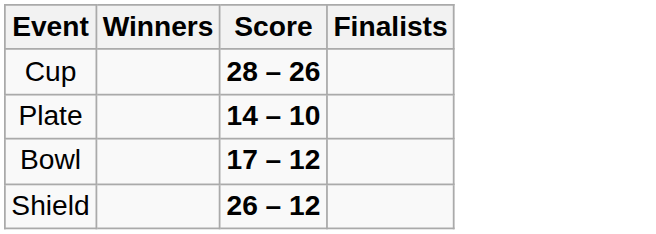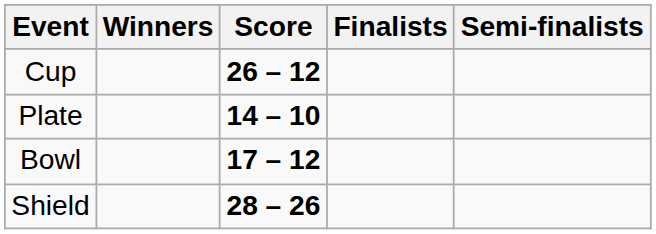+ column: (552, 26)
(273, 71) 28 – 26 -> (273, 71) 26 – 12
(273, 205) 26 – 12 -> (273, 205) 28 – 26
